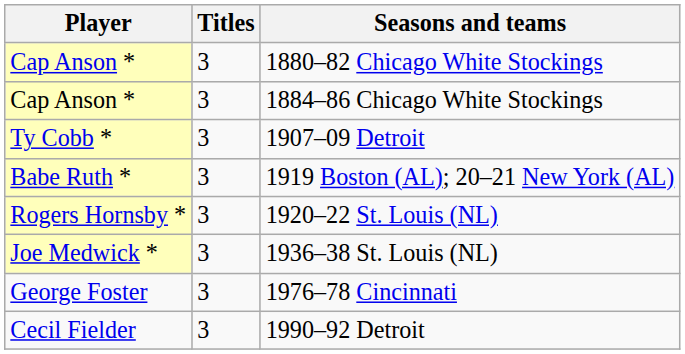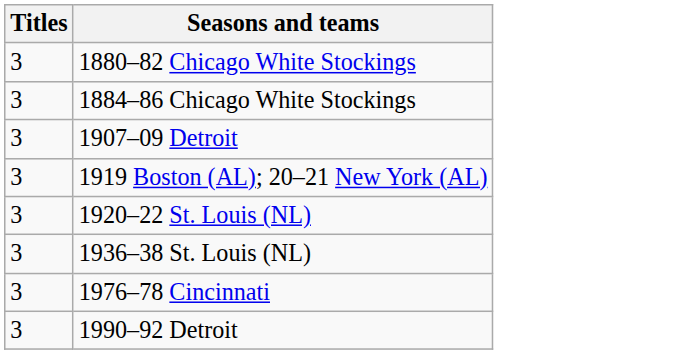- column: (98, 23)
